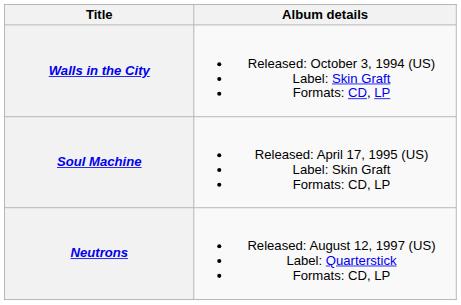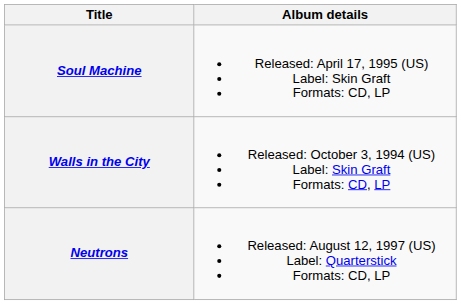rows swapped: (99, 70) <-> (99, 162)
